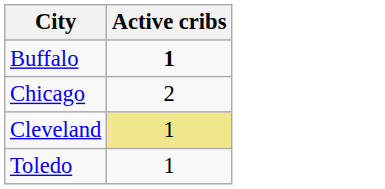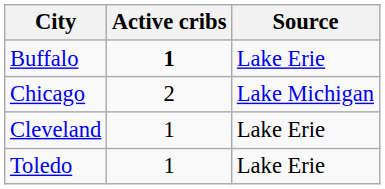+ column: (305, 22)
(169, 129) khaki background -> (169, 129) no background
